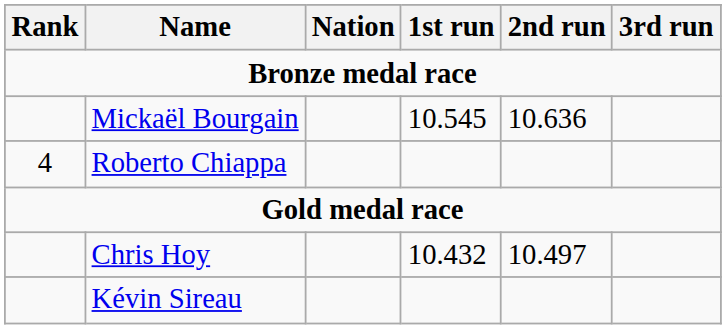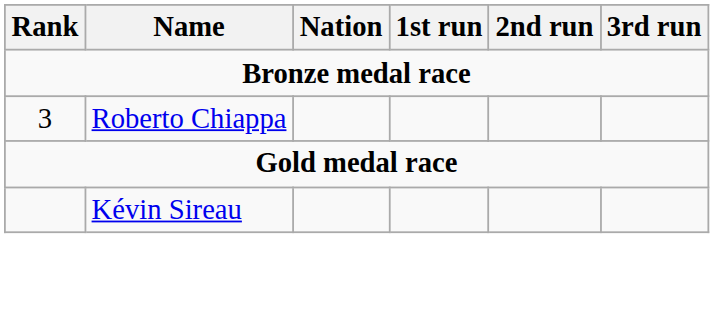- row: (195, 118)
(45, 163) 4 -> (45, 118) 3
- row: (151, 254)
